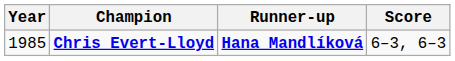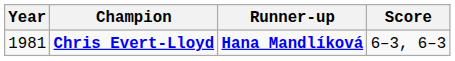(27, 43) 1985 -> (27, 43) 1981
